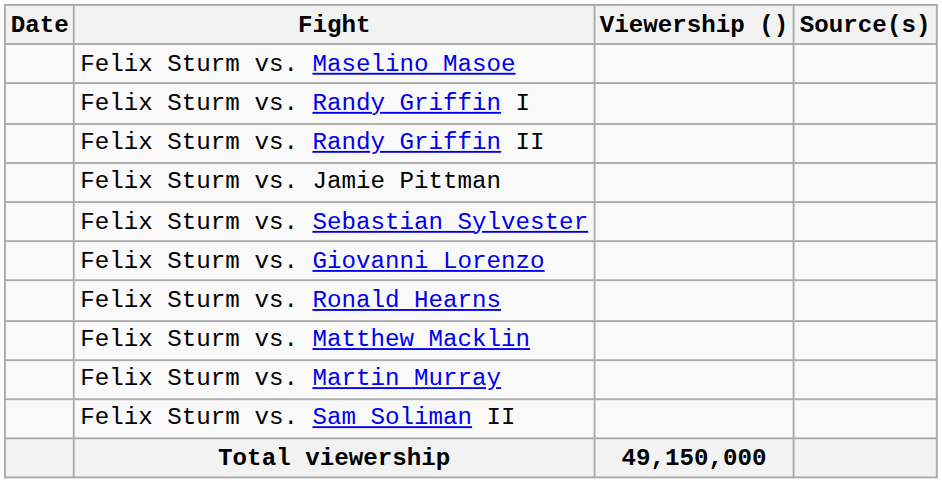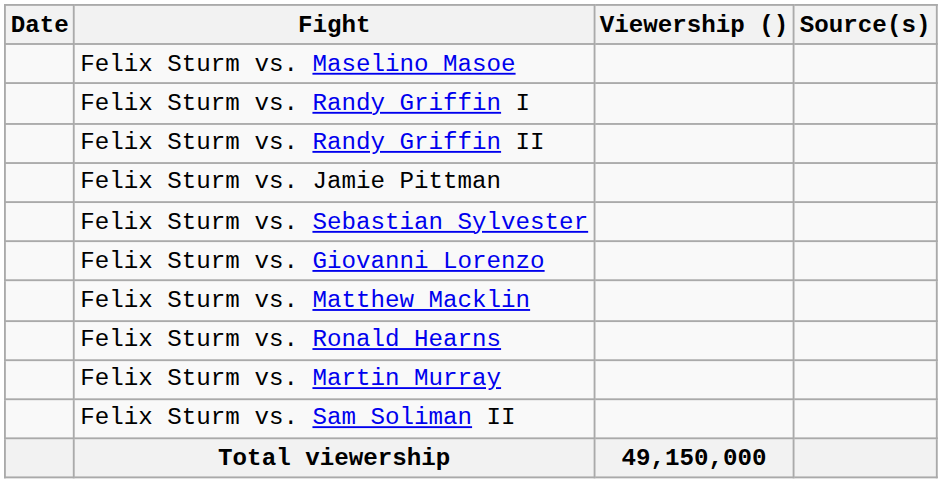rows swapped: (291, 300) <-> (305, 340)
